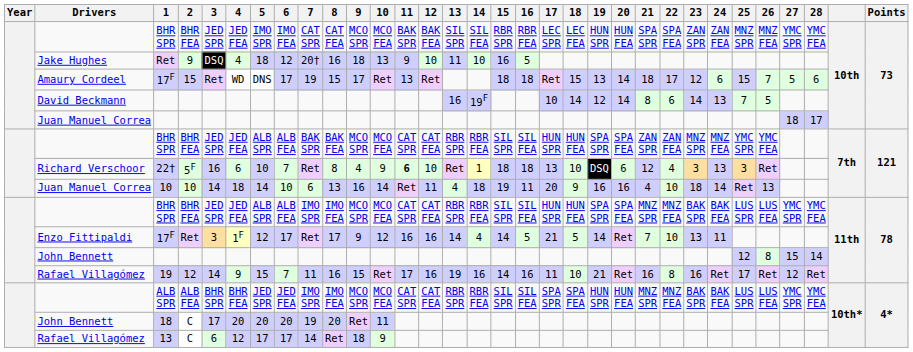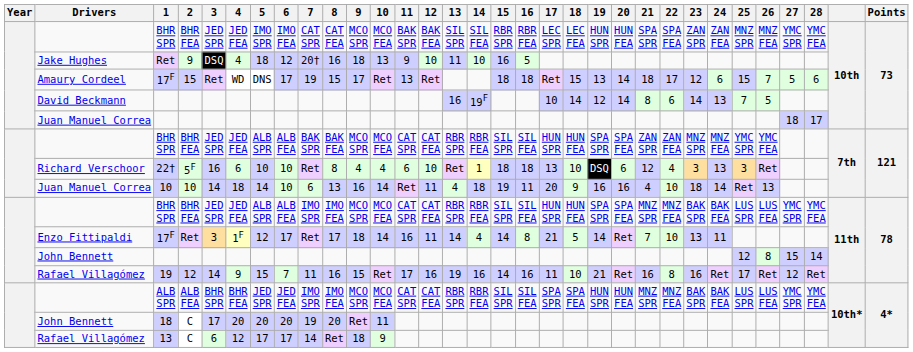(286, 169) 7 -> (286, 169) 10
(383, 169) 9 -> (383, 169) 4
(407, 169) bold -> (407, 169) normal
(359, 237) 9 -> (359, 237) 18
(383, 237) 12 -> (383, 237) 14
(431, 237) 16 -> (431, 237) 11
(527, 237) 5 -> (527, 237) 8
